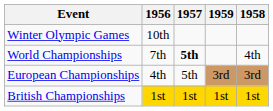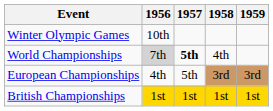columns swapped: (252, 14) <-> (221, 14)
(158, 55) no background -> (158, 55) lightgrey background
